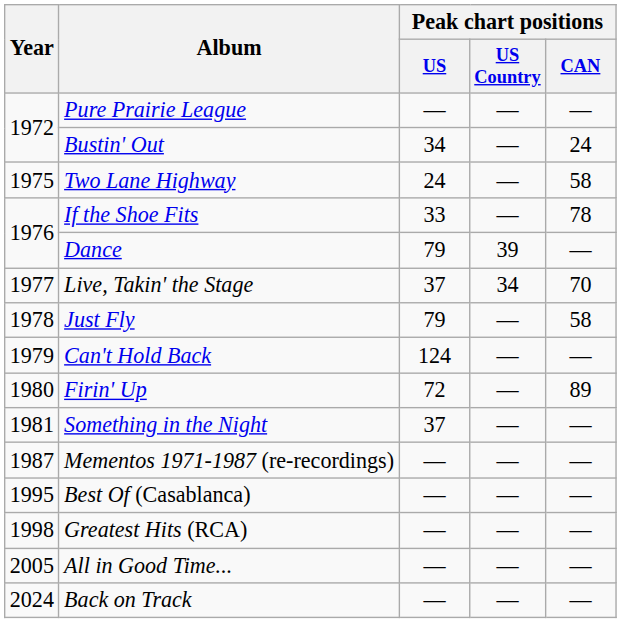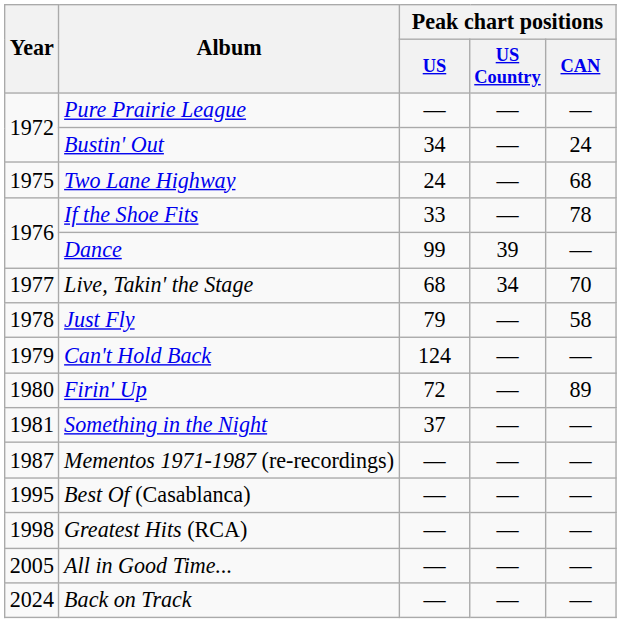(580, 179) 58 -> (580, 179) 68
(434, 249) 79 -> (434, 249) 99
(434, 284) 37 -> (434, 284) 68
